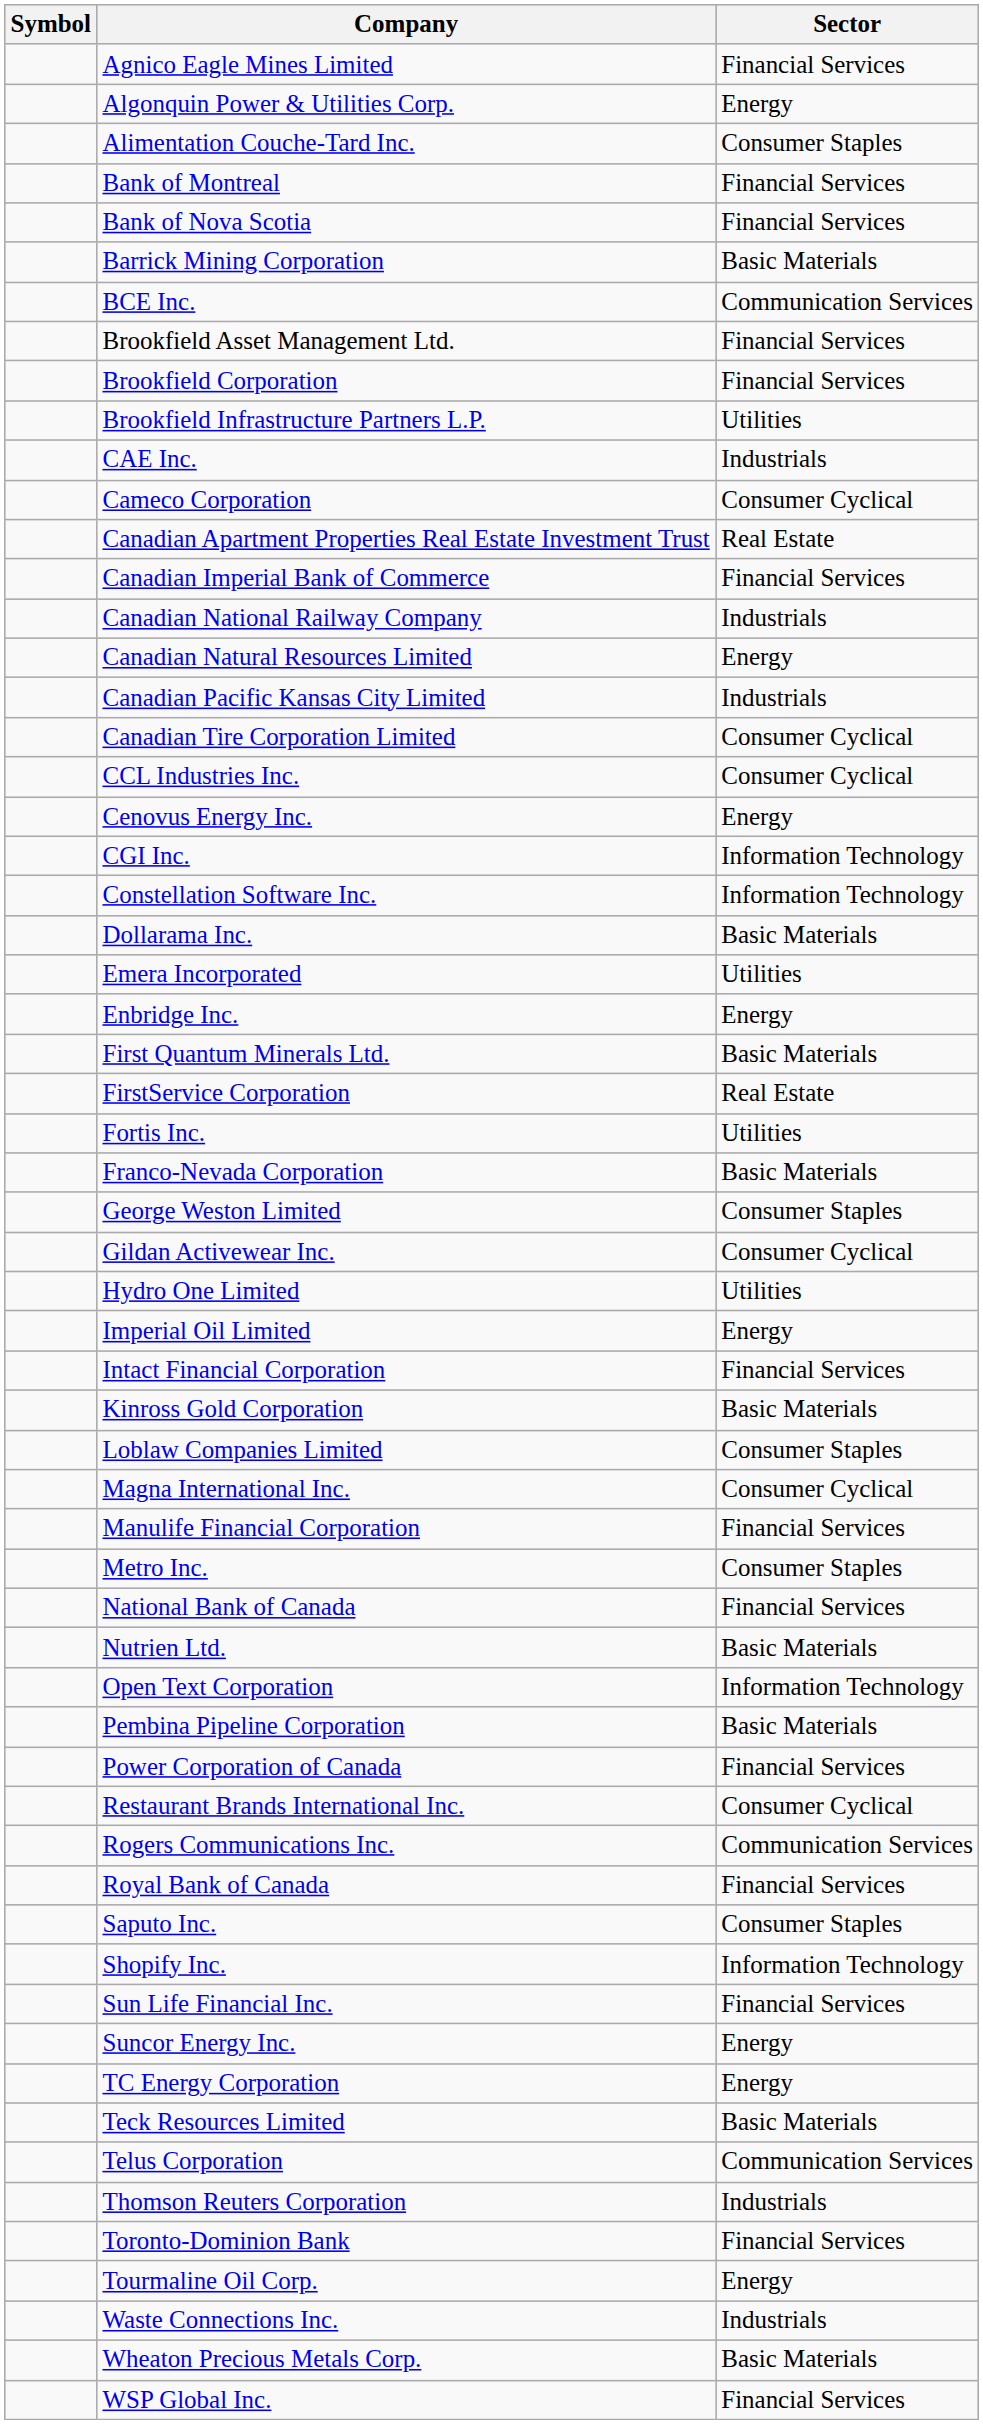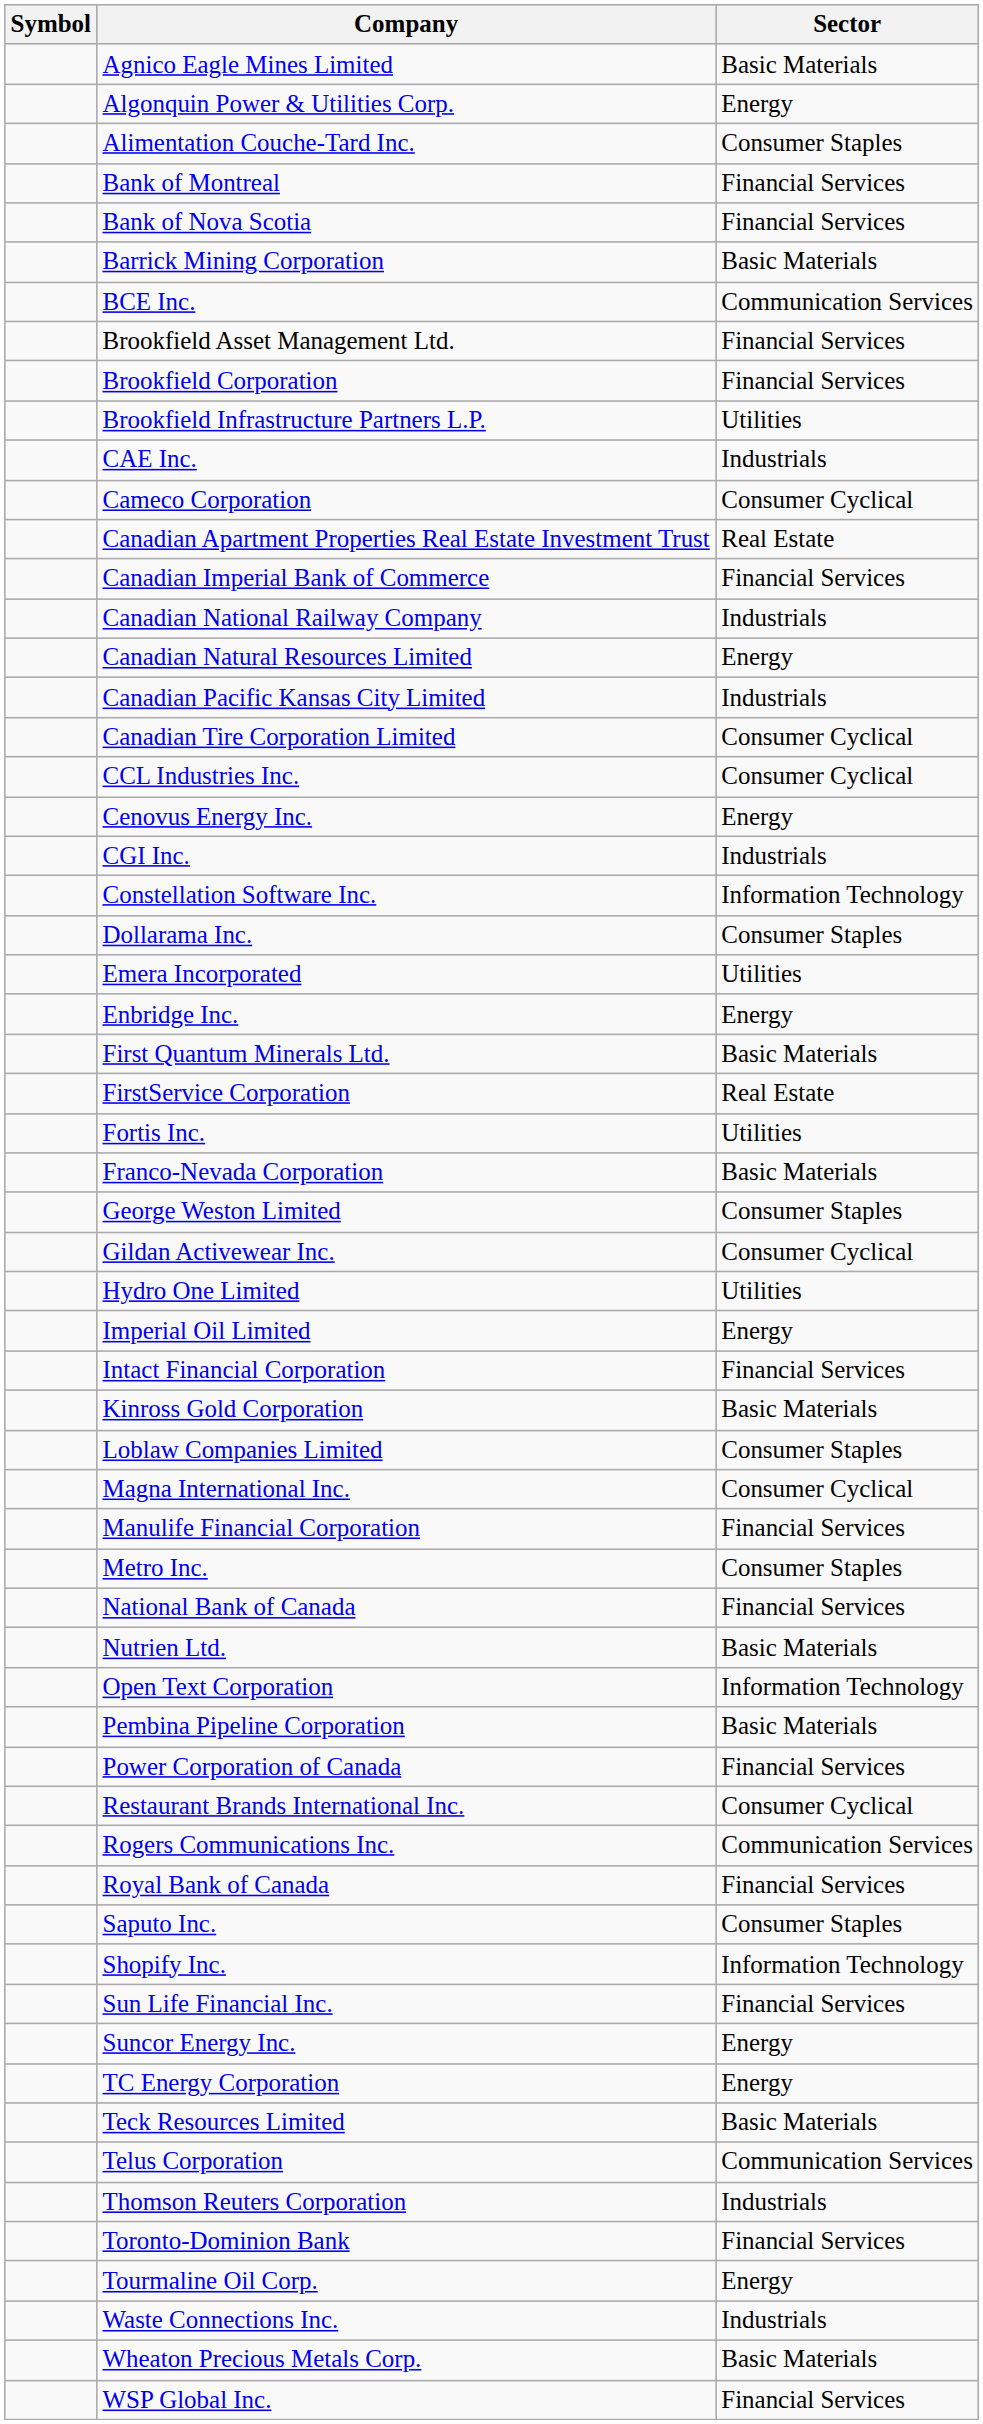(813, 63) Financial Services -> (799, 63) Basic Materials
(842, 855) Information Technology -> (774, 855) Industrials
(799, 934) Basic Materials -> (812, 934) Consumer Staples
